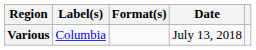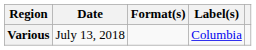columns swapped: (207, 14) <-> (81, 14)
